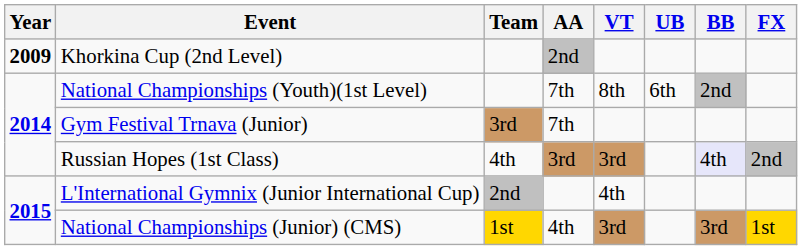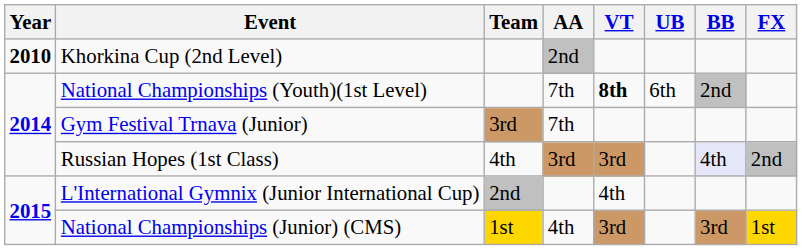(30, 56) 2009 -> (30, 56) 2010
(612, 90) normal -> (613, 90) bold
